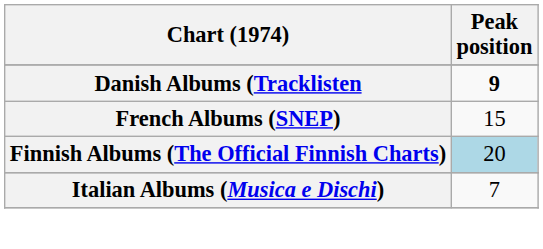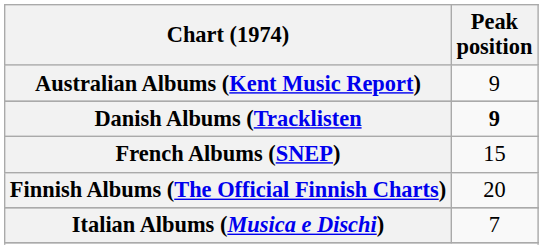+ row: (228, 82)
(494, 154) lightblue background -> (494, 189) no background
